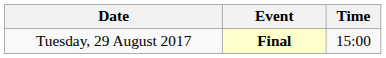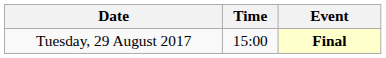columns swapped: (353, 16) <-> (274, 16)
